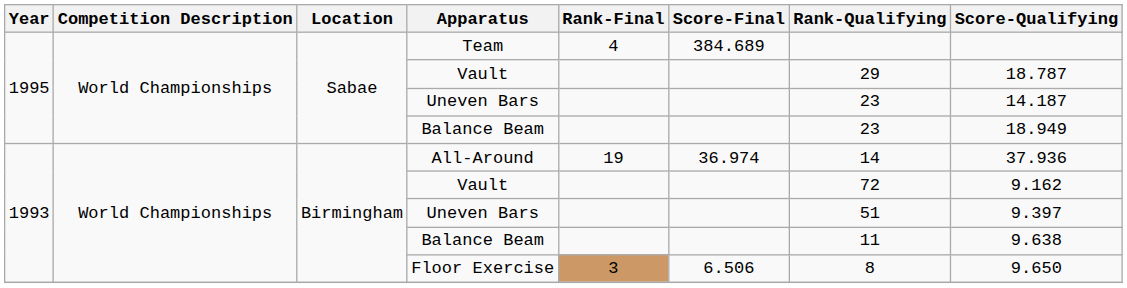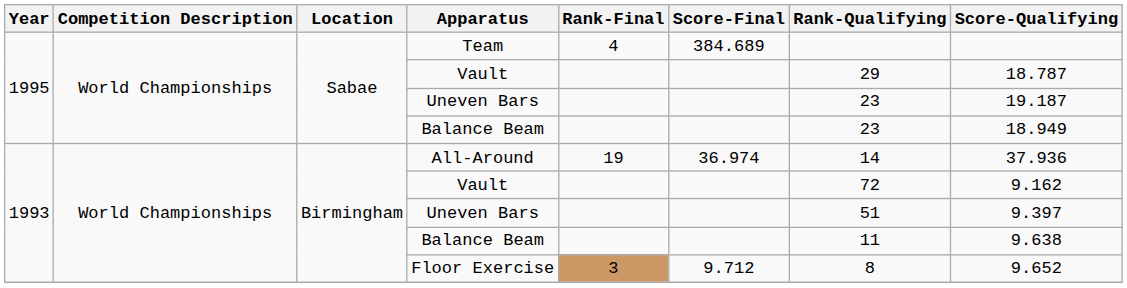(1036, 102) 14.187 -> (1036, 102) 19.187
(729, 268) 6.506 -> (729, 268) 9.712
(1036, 268) 9.650 -> (1036, 268) 9.652
